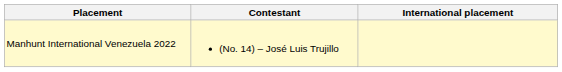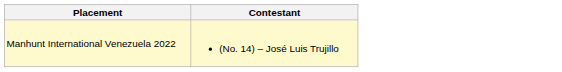- column: (458, 12)
